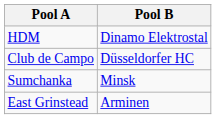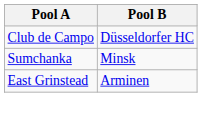- row: (24, 37)
